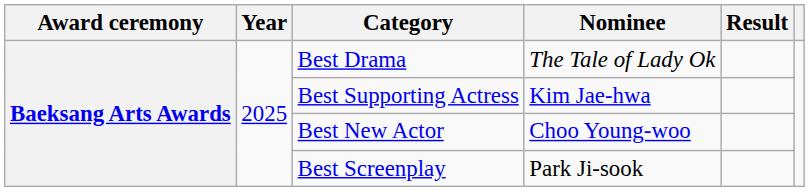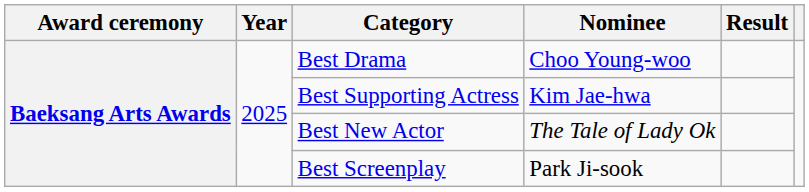(622, 58) The Tale of Lady Ok -> (610, 58) Choo Young-woo
(610, 131) Choo Young-woo -> (622, 131) The Tale of Lady Ok
